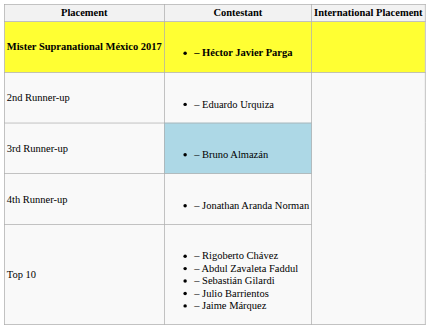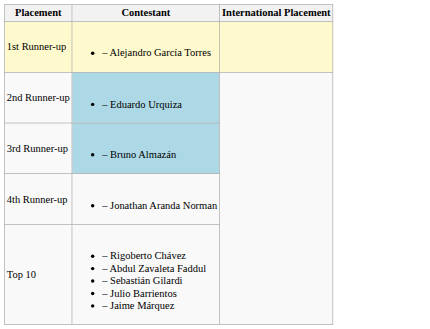- row: (84, 47)
+ row: (37, 47)
(238, 104) no background -> (146, 104) lightblue background
